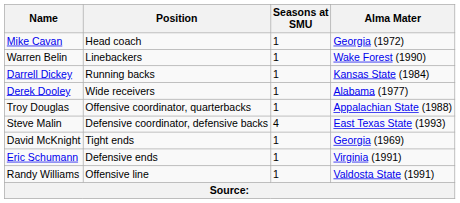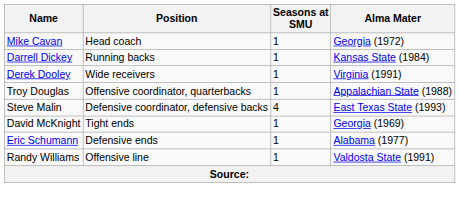- row: (37, 58)
(371, 91) Alabama (1977) -> (368, 75) Virginia (1991)
(368, 158) Virginia (1991) -> (371, 141) Alabama (1977)
